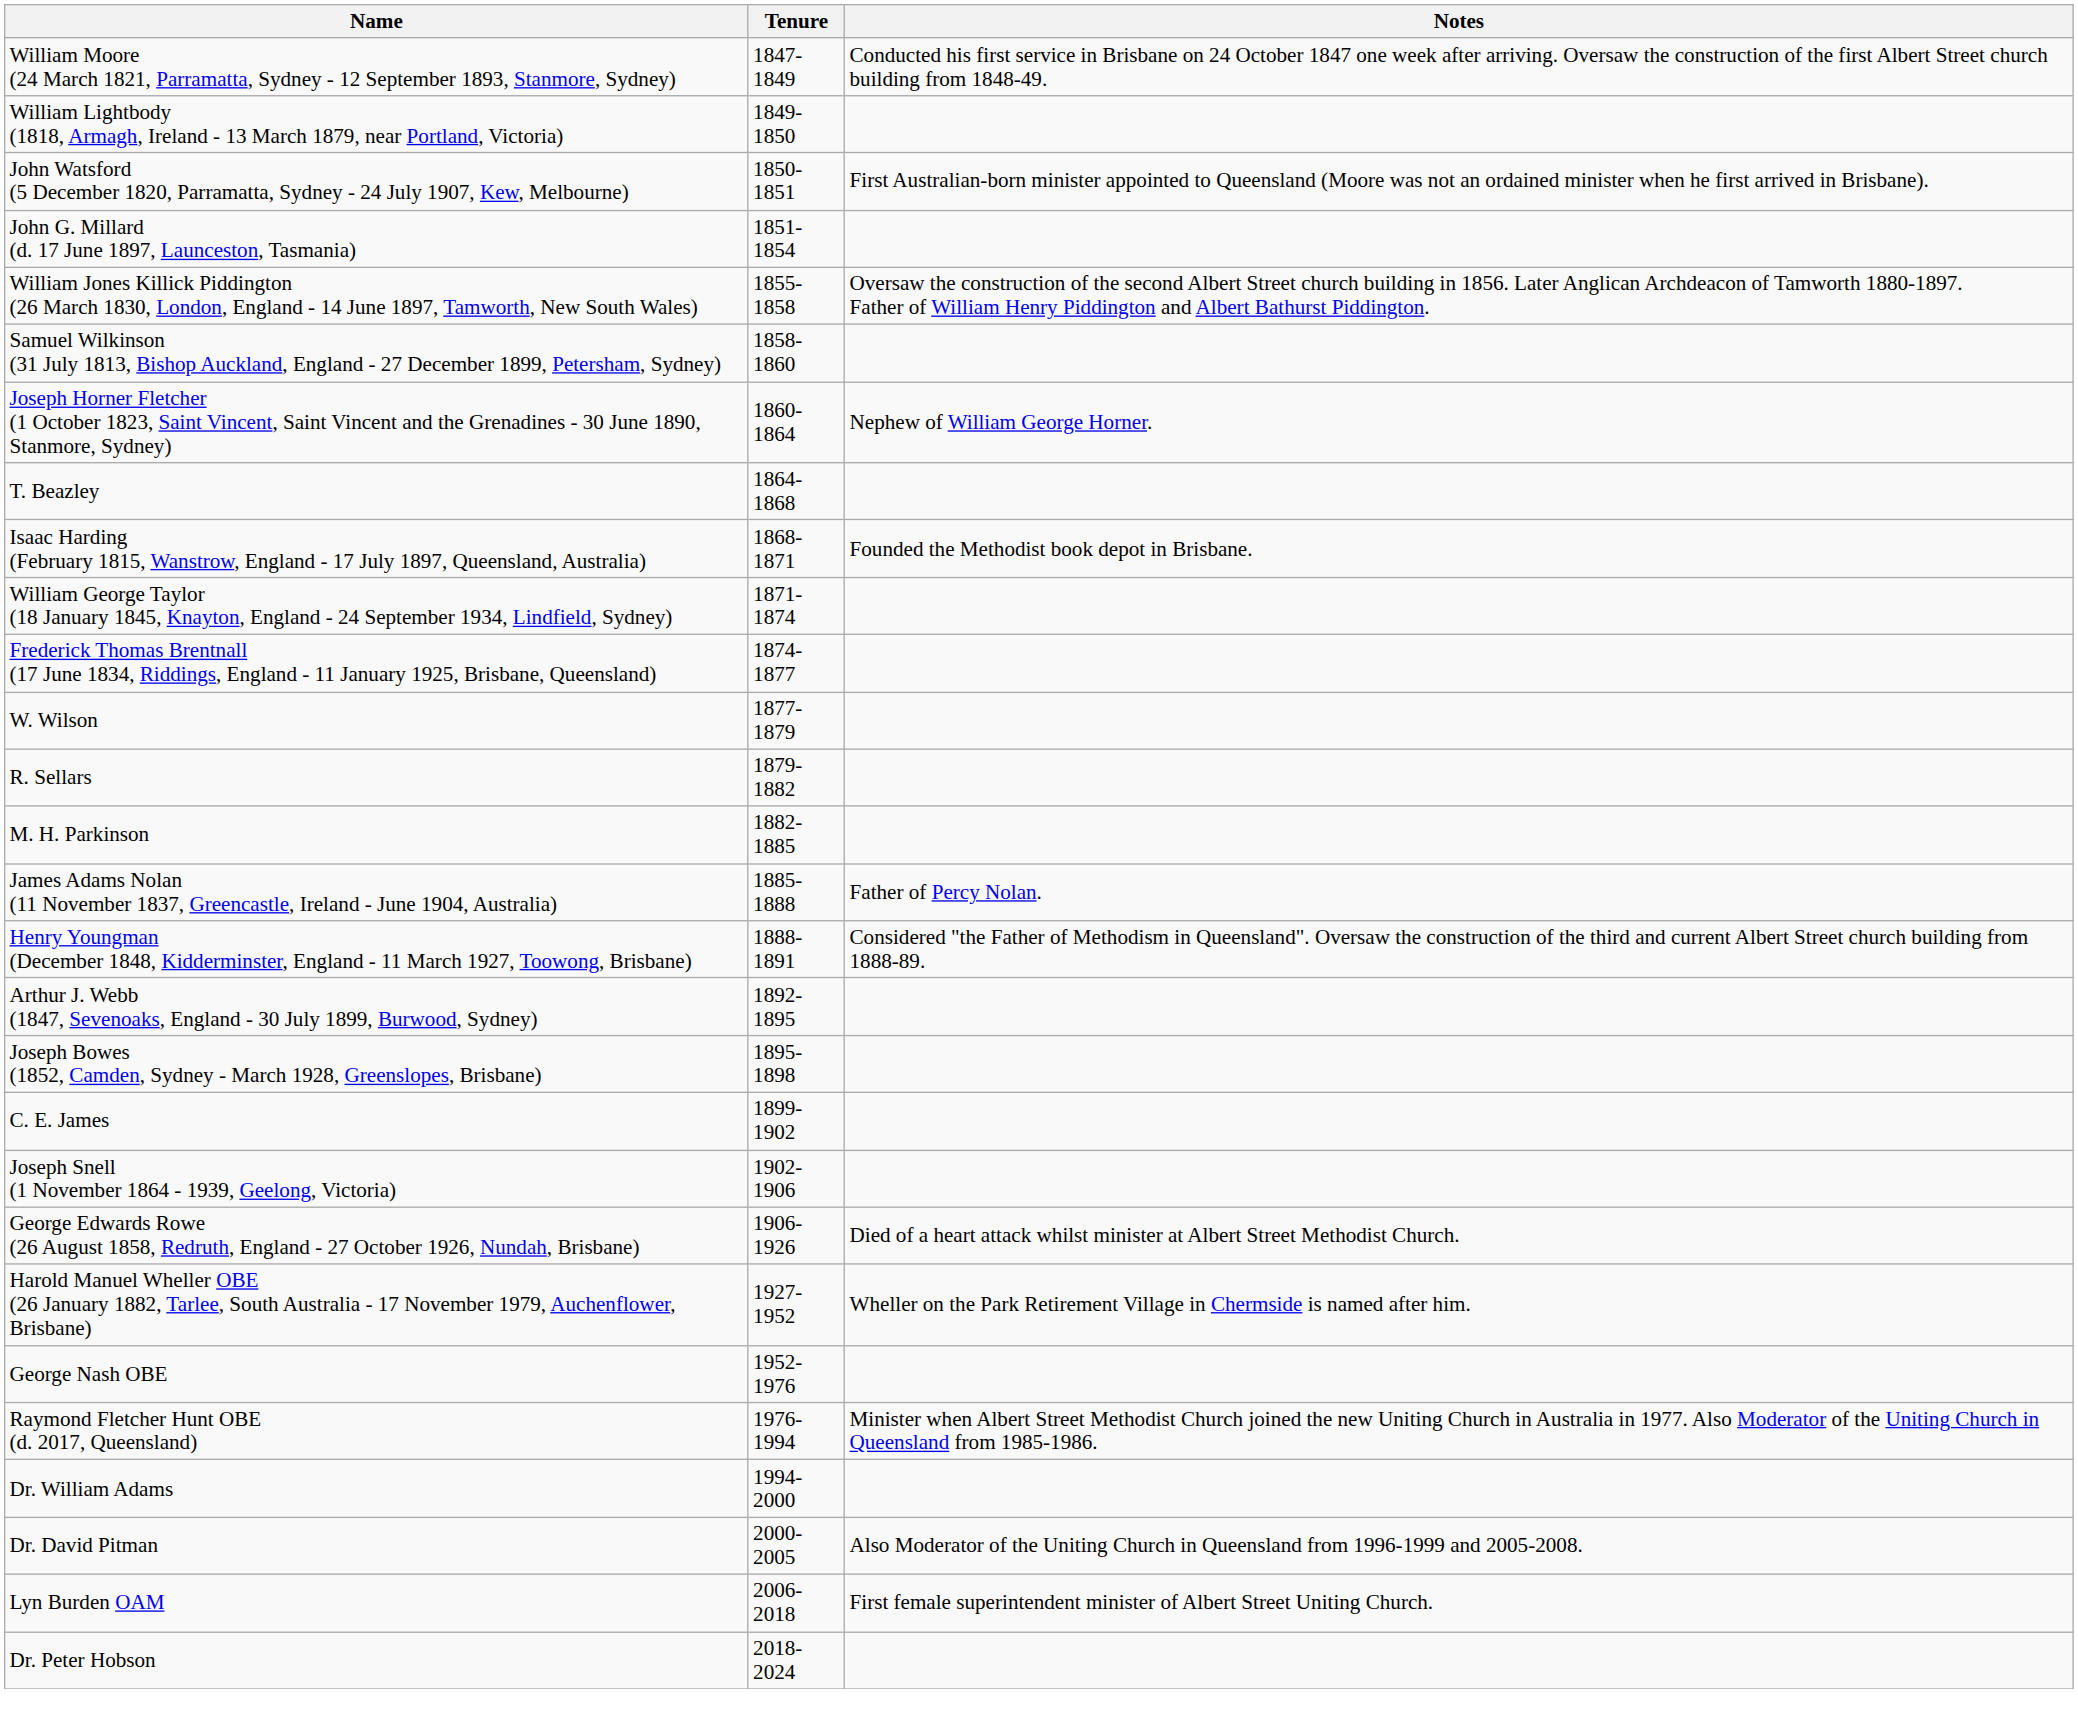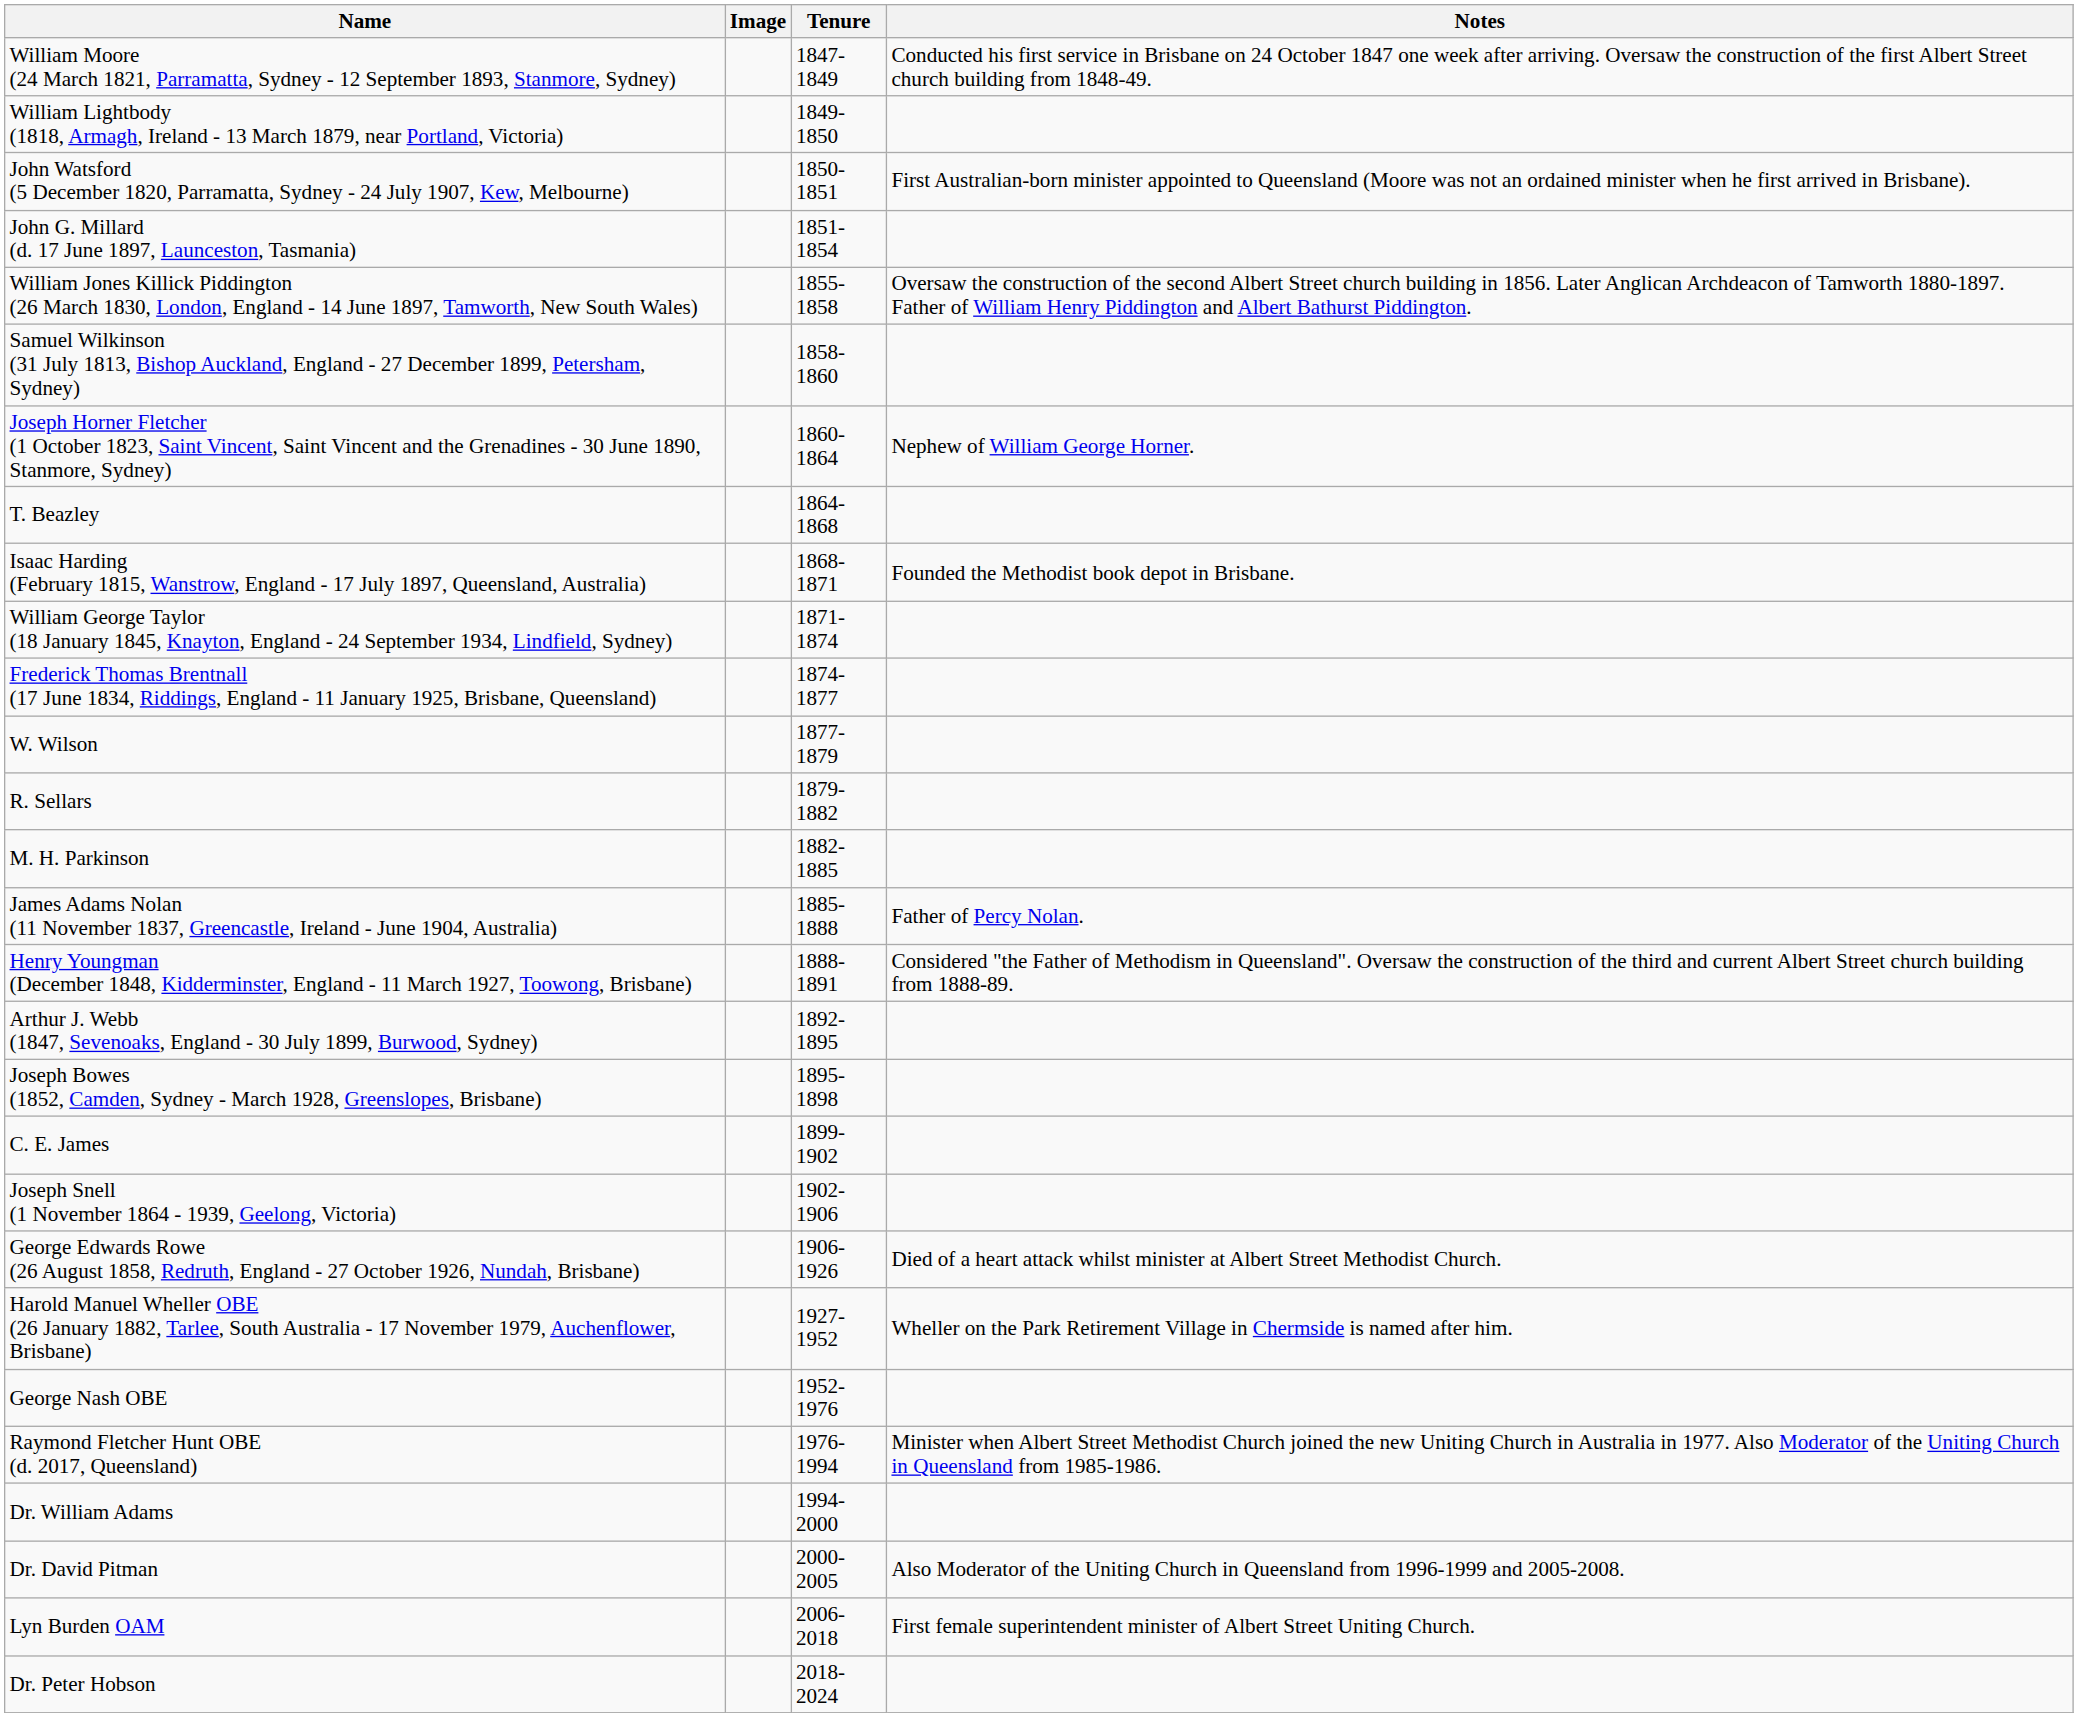+ column: (758, 21)
